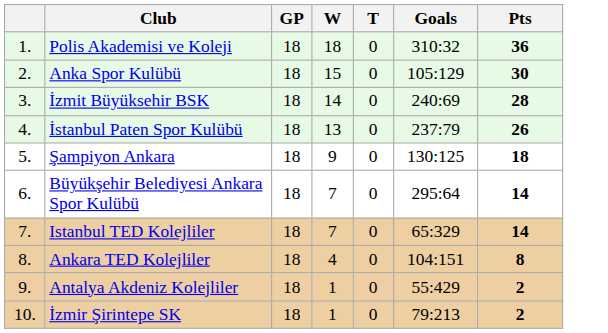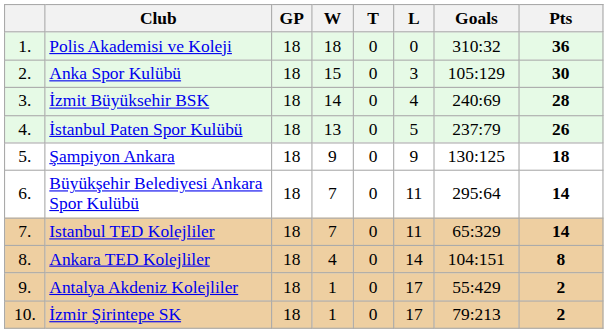+ column: (414, 18)
